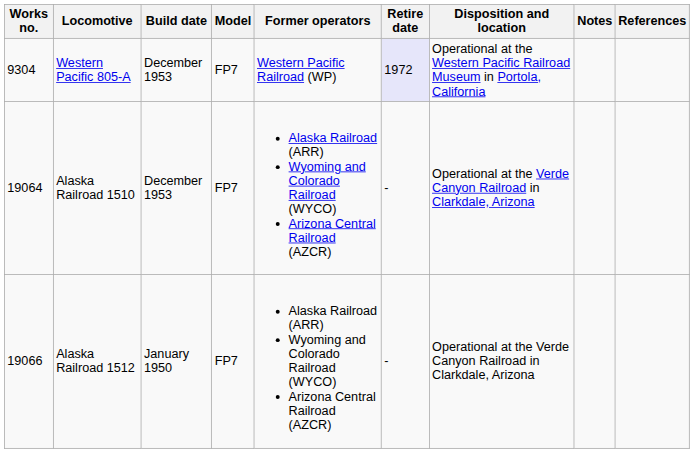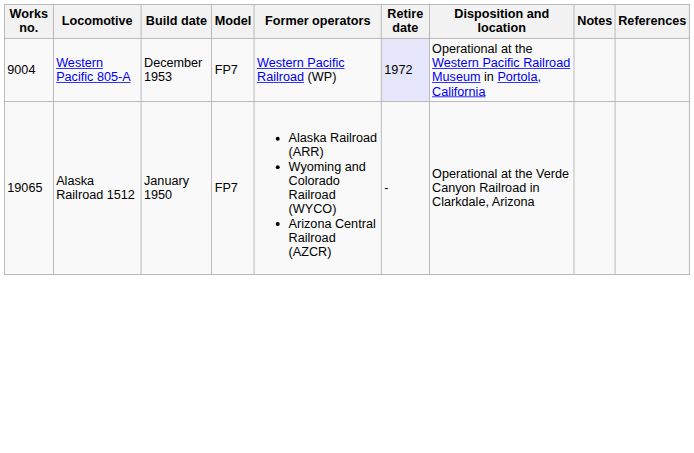(21, 70) 9304 -> (21, 70) 9004
- row: (96, 188)
(25, 361) 19066 -> (25, 188) 19065
